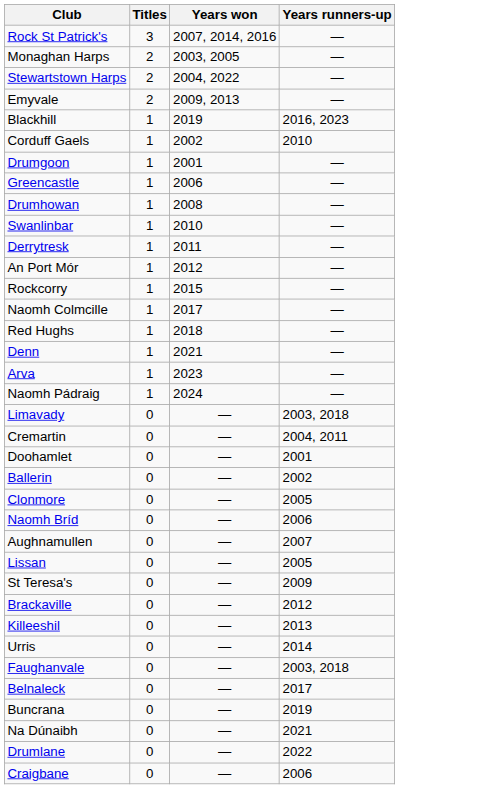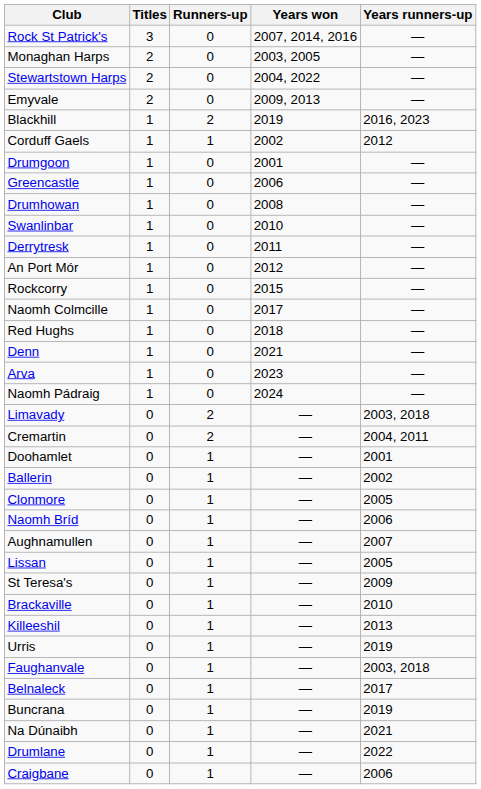+ column: (210, 15)
(297, 141) 2010 -> (378, 141) 2012
(297, 604) 2012 -> (378, 604) 2010
(297, 646) 2014 -> (378, 646) 2019
